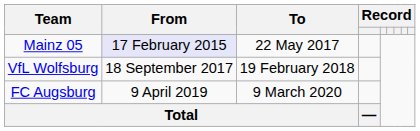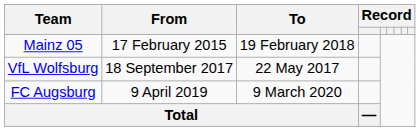(169, 45) lavender background -> (169, 45) no background
(297, 45) 22 May 2017 -> (297, 45) 19 February 2018
(297, 68) 19 February 2018 -> (297, 68) 22 May 2017
